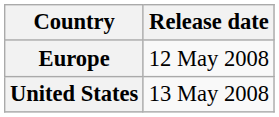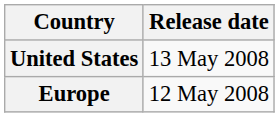rows swapped: (74, 58) <-> (74, 93)
